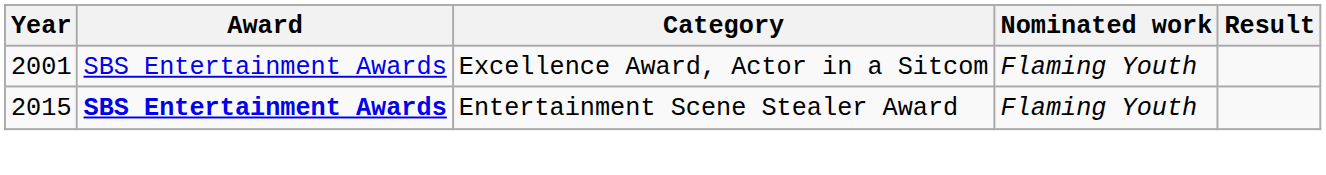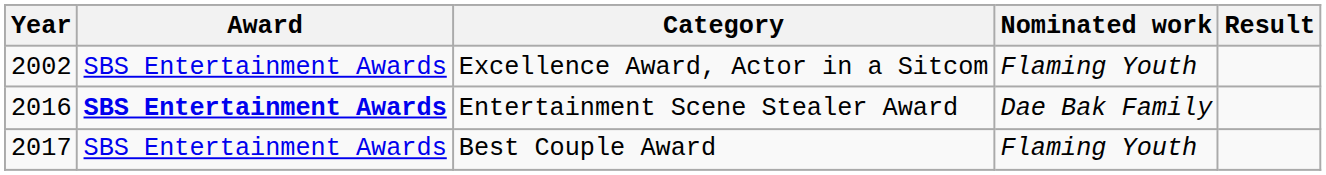(41, 67) 2001 -> (41, 67) 2002
(41, 108) 2015 -> (41, 108) 2016
(1099, 108) Flaming Youth -> (1106, 108) Dae Bak Family
+ row: (587, 149)
